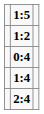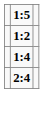- row: (22, 56)
